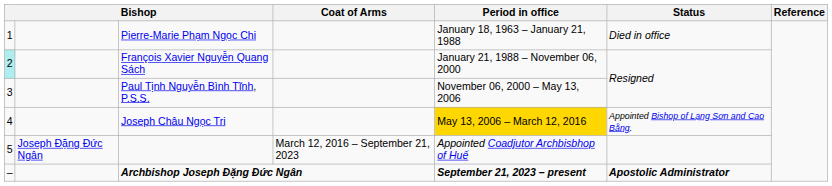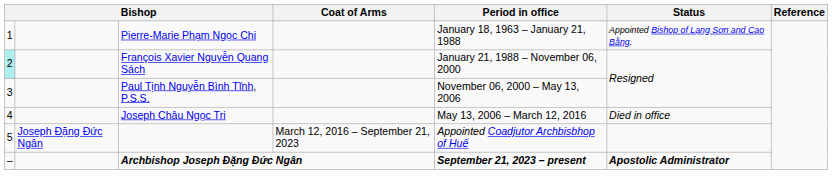(640, 35) Died in office -> (687, 36) Appointed Bishop of Lạng Sơn and Cao Bằng.
(512, 121) gold background -> (512, 115) no background
(687, 122) Appointed Bishop of Lạng Sơn and Cao Bằng. -> (640, 115) Died in office
